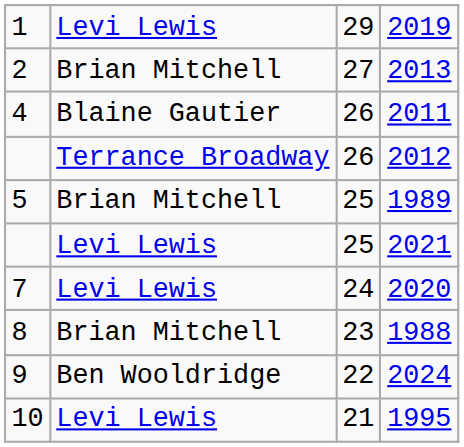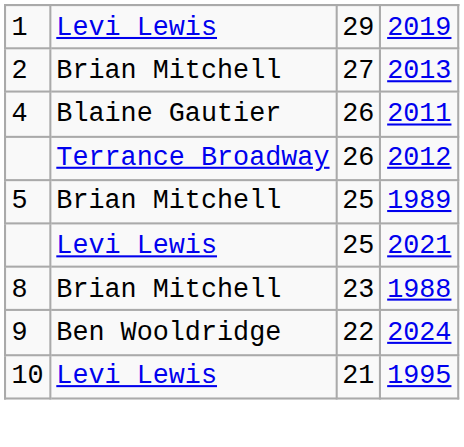- row: (419, 289)
